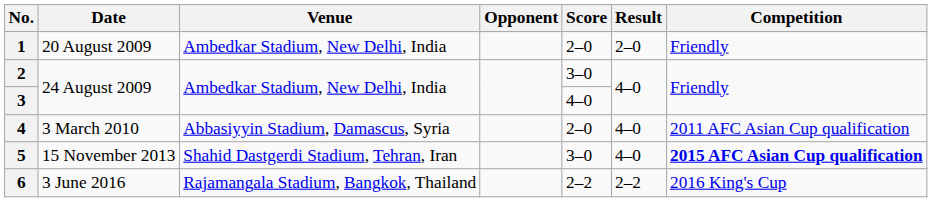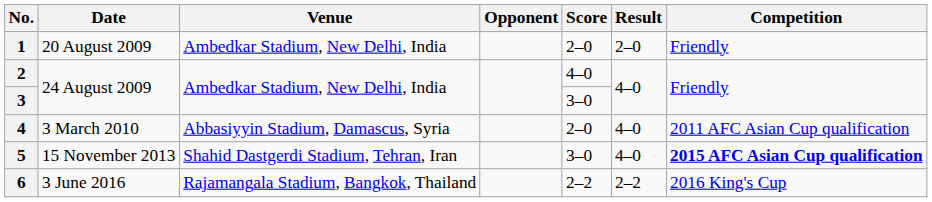(579, 73) 3–0 -> (579, 73) 4–0
(579, 100) 4–0 -> (579, 100) 3–0
